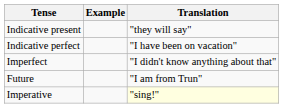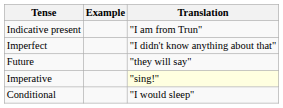(161, 29) "they will say" -> (166, 29) "I am from Trun"
- row: (43, 45)
(166, 78) "I am from Trun" -> (161, 62) "they will say"
+ row: (31, 95)
